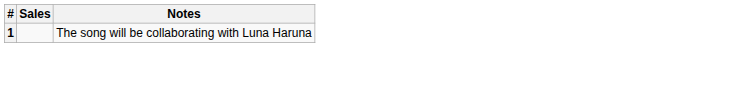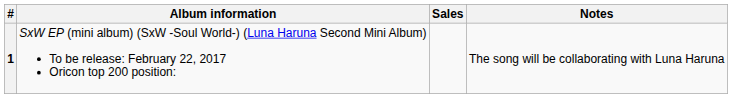+ column: (223, 14)
